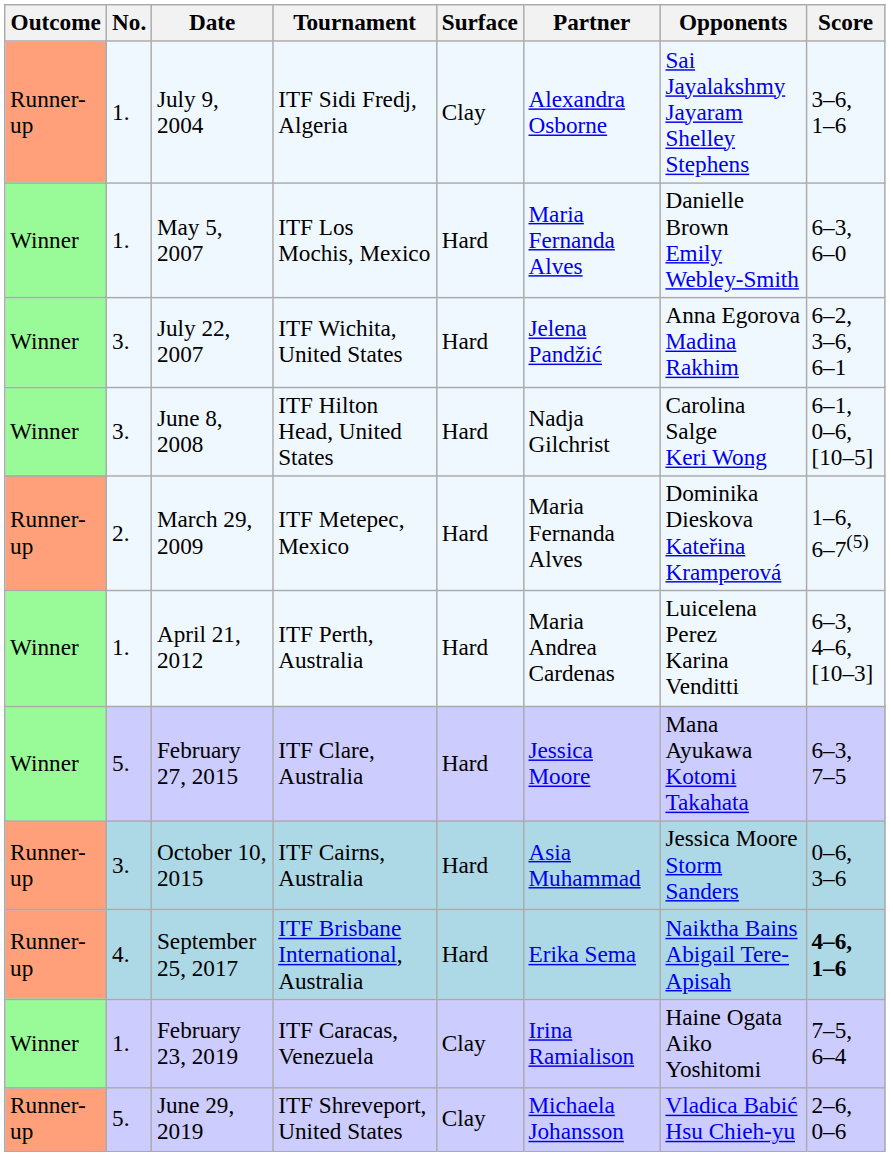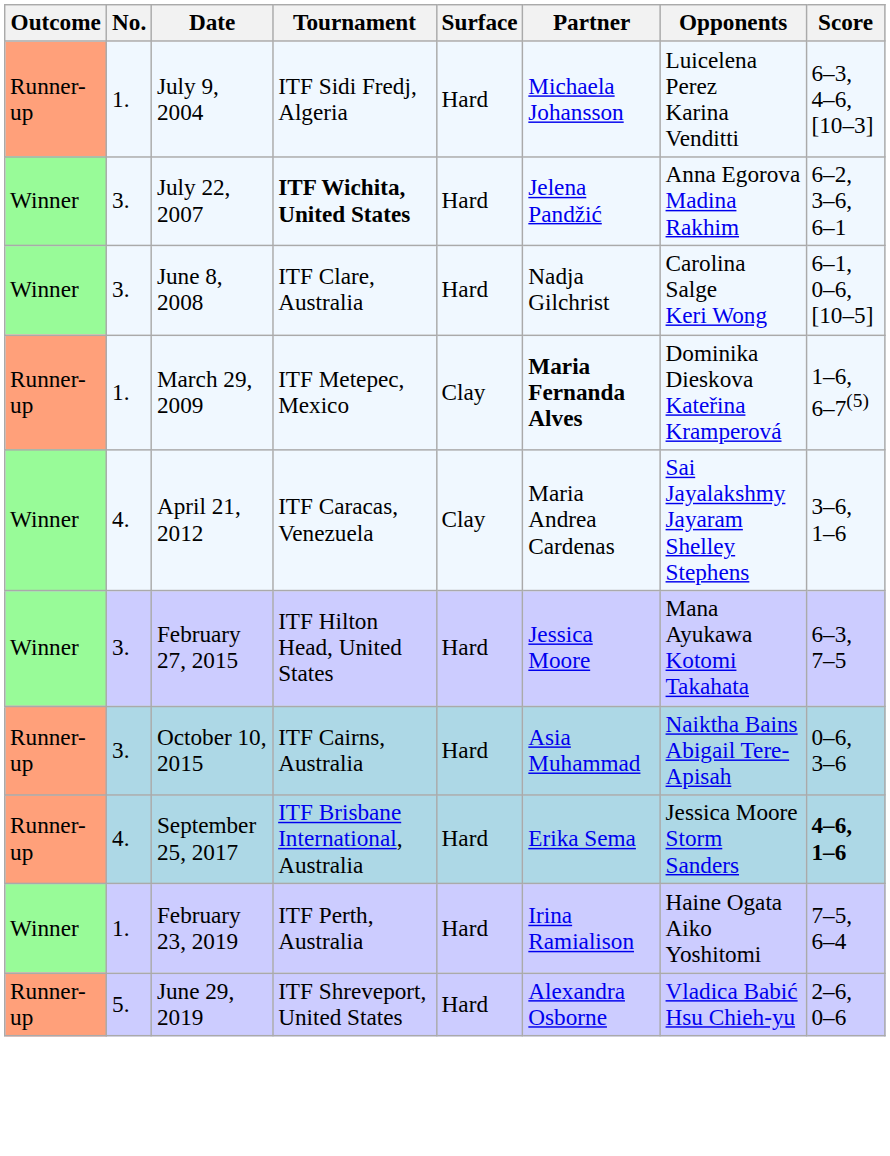(464, 111) Clay -> (465, 98) Hard
(577, 111) Alexandra Osborne -> (576, 98) Michaela Johansson
(725, 111) Sai Jayalakshmy Jayaram Shelley Stephens -> (711, 98) Luicelena Perez Karina Venditti
(832, 111) 3–6, 1–6 -> (842, 98) 6–3, 4–6, [10–3]
- row: (190, 240)
(340, 342) normal -> (344, 200) bold
(340, 431) ITF Hilton Head, United States -> (326, 289) ITF Clare, Australia
(121, 533) 2. -> (121, 391) 1.
(465, 533) Hard -> (464, 391) Clay
(572, 533) normal -> (577, 391) bold
(121, 648) 1. -> (121, 520) 4.
(326, 648) ITF Perth, Australia -> (338, 520) ITF Caracas, Venezuela
(465, 648) Hard -> (464, 520) Clay
(711, 648) Luicelena Perez Karina Venditti -> (725, 520) Sai Jayalakshmy Jayaram Shelley Stephens
(842, 648) 6–3, 4–6, [10–3] -> (832, 520) 3–6, 1–6
(121, 763) 5. -> (121, 648) 3.
(327, 763) ITF Clare, Australia -> (340, 648) ITF Hilton Head, United States
(731, 865) Jessica Moore Storm Sanders -> (732, 750) Naiktha Bains Abigail Tere-Apisah
(731, 954) Naiktha Bains Abigail Tere-Apisah -> (732, 839) Jessica Moore Storm Sanders
(338, 1043) ITF Caracas, Venezuela -> (326, 928) ITF Perth, Australia
(464, 1043) Clay -> (465, 928) Hard
(464, 1119) Clay -> (465, 1004) Hard
(576, 1119) Michaela Johansson -> (577, 1004) Alexandra Osborne
